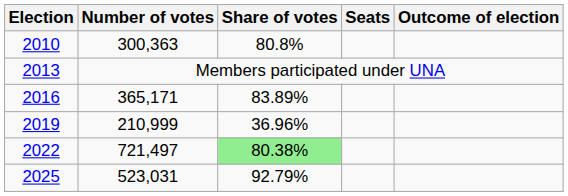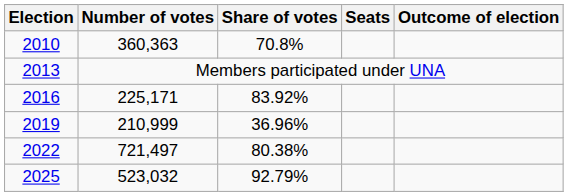(148, 44) 300,363 -> (148, 44) 360,363
(280, 44) 80.8% -> (280, 44) 70.8%
(148, 97) 365,171 -> (148, 97) 225,171
(280, 97) 83.89% -> (280, 97) 83.92%
(280, 151) lightgreen background -> (280, 151) no background
(148, 177) 523,031 -> (148, 177) 523,032
